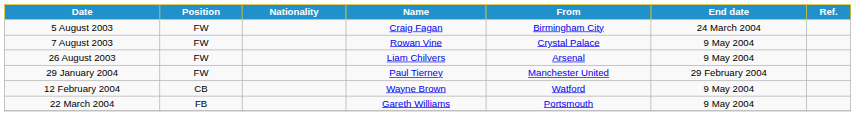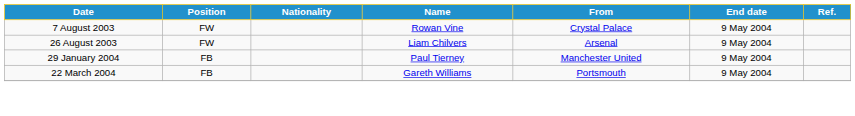- row: (82, 28)
(201, 73) FW -> (207, 58) FB
(729, 73) 29 February 2004 -> (747, 58) 9 May 2004
- row: (82, 89)
